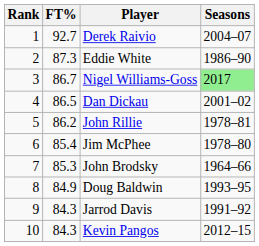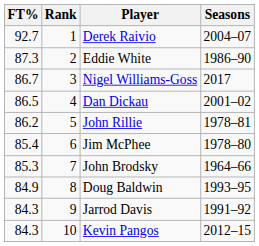columns swapped: (23, 15) <-> (61, 15)
(217, 79) lightgreen background -> (217, 79) no background
